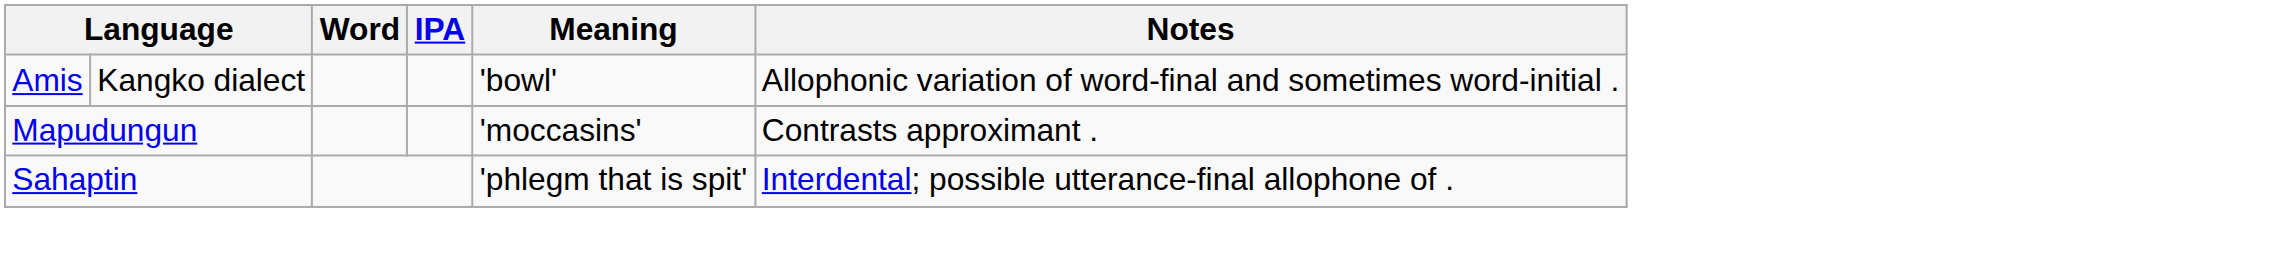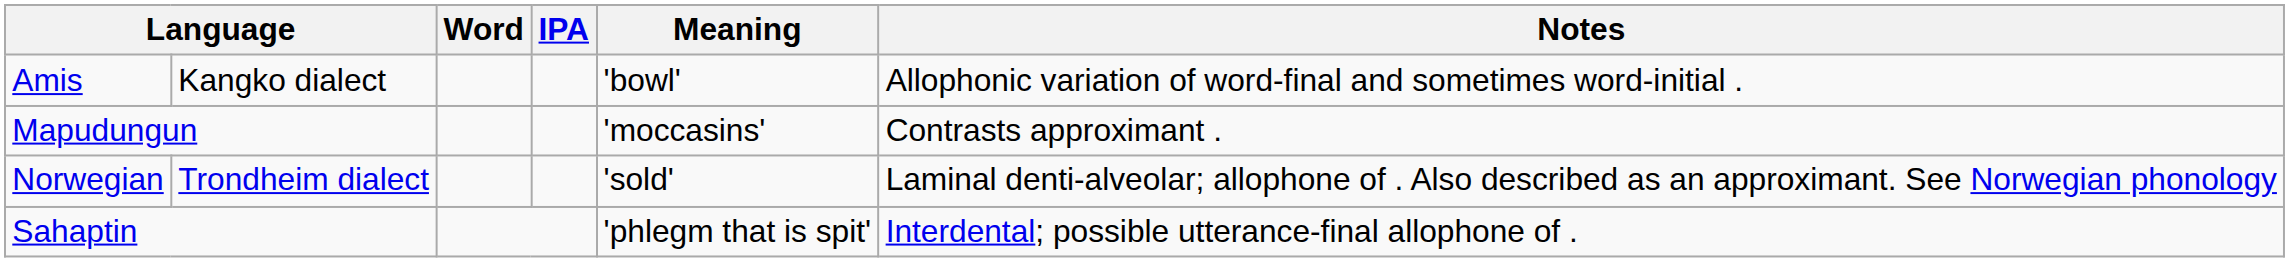+ row: (88, 180)
